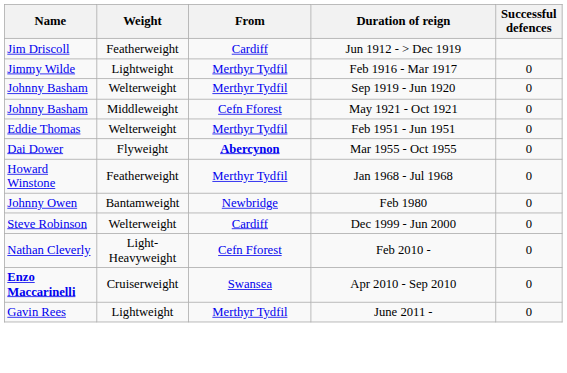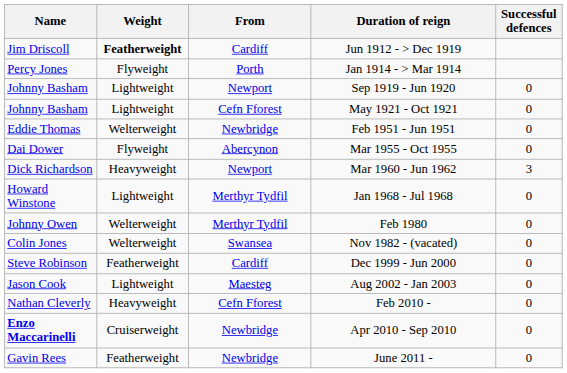(142, 48) normal -> (143, 48) bold
+ row: (403, 68)
- row: (403, 68)
(142, 88) Welterweight -> (142, 88) Lightweight
(250, 88) Merthyr Tydfil -> (250, 88) Newport
(142, 108) Middleweight -> (142, 108) Lightweight
(250, 128) Merthyr Tydfil -> (250, 128) Newbridge
(250, 149) bold -> (250, 149) normal
+ row: (403, 169)
(142, 176) Featherweight -> (142, 196) Lightweight
(142, 203) Bantamweight -> (143, 223) Welterweight
(250, 203) Newbridge -> (250, 223) Merthyr Tydfil
+ row: (403, 243)
(142, 223) Welterweight -> (142, 263) Featherweight
+ row: (403, 283)
(142, 250) Light-Heavyweight -> (142, 303) Heavyweight
(250, 284) Swansea -> (250, 330) Newbridge
(142, 311) Lightweight -> (142, 357) Featherweight
(250, 311) Merthyr Tydfil -> (250, 357) Newbridge
